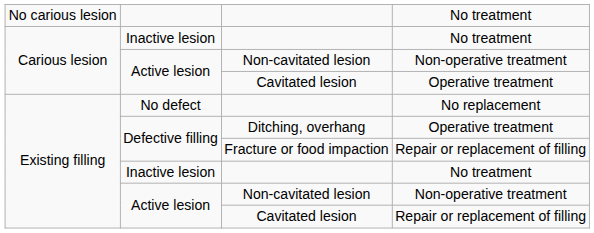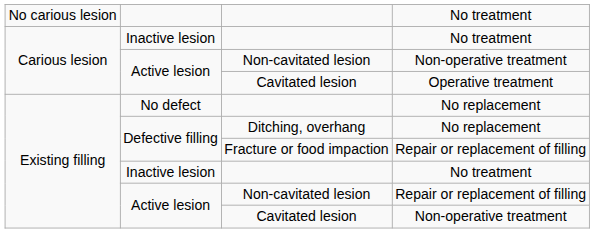(491, 127) Operative treatment -> (491, 127) No replacement
(491, 194) Non-operative treatment -> (491, 194) Repair or replacement of filling
(491, 216) Repair or replacement of filling -> (491, 216) Non-operative treatment
